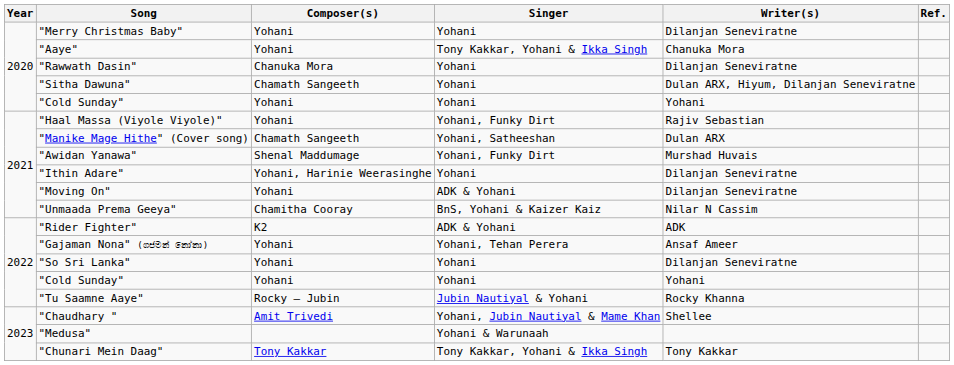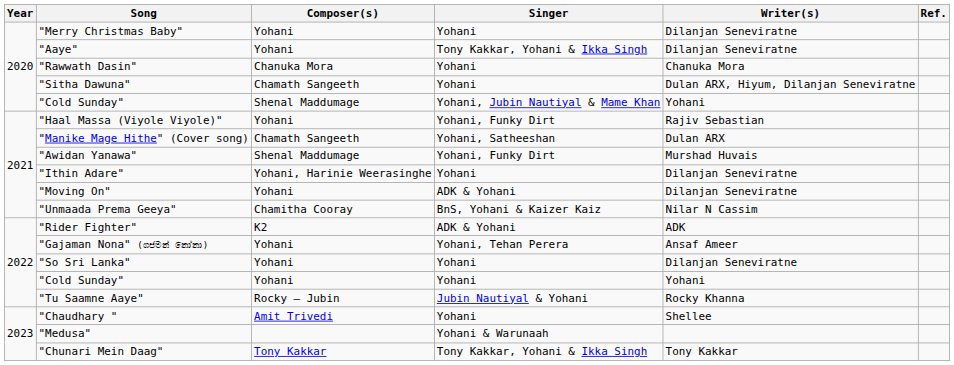(705, 49) Chanuka Mora -> (731, 49) Dilanjan Seneviratne
(731, 67) Dilanjan Seneviratne -> (705, 67) Chanuka Mora
(274, 102) Yohani -> (307, 102) Shenal Maddumage
(457, 102) Yohani -> (549, 102) Yohani, Jubin Nautiyal & Mame Khan
(549, 316) Yohani, Jubin Nautiyal & Mame Khan -> (457, 316) Yohani
